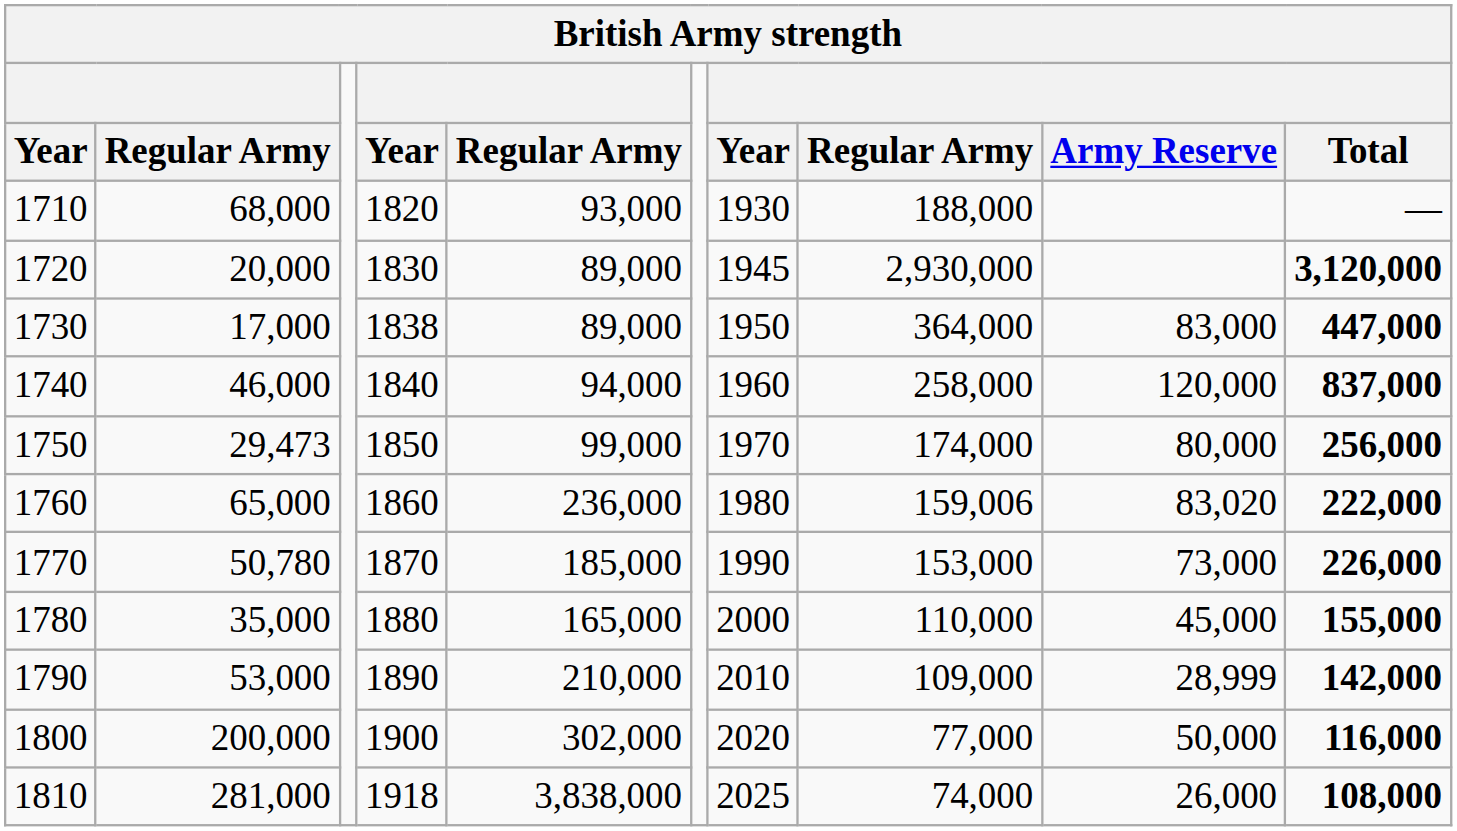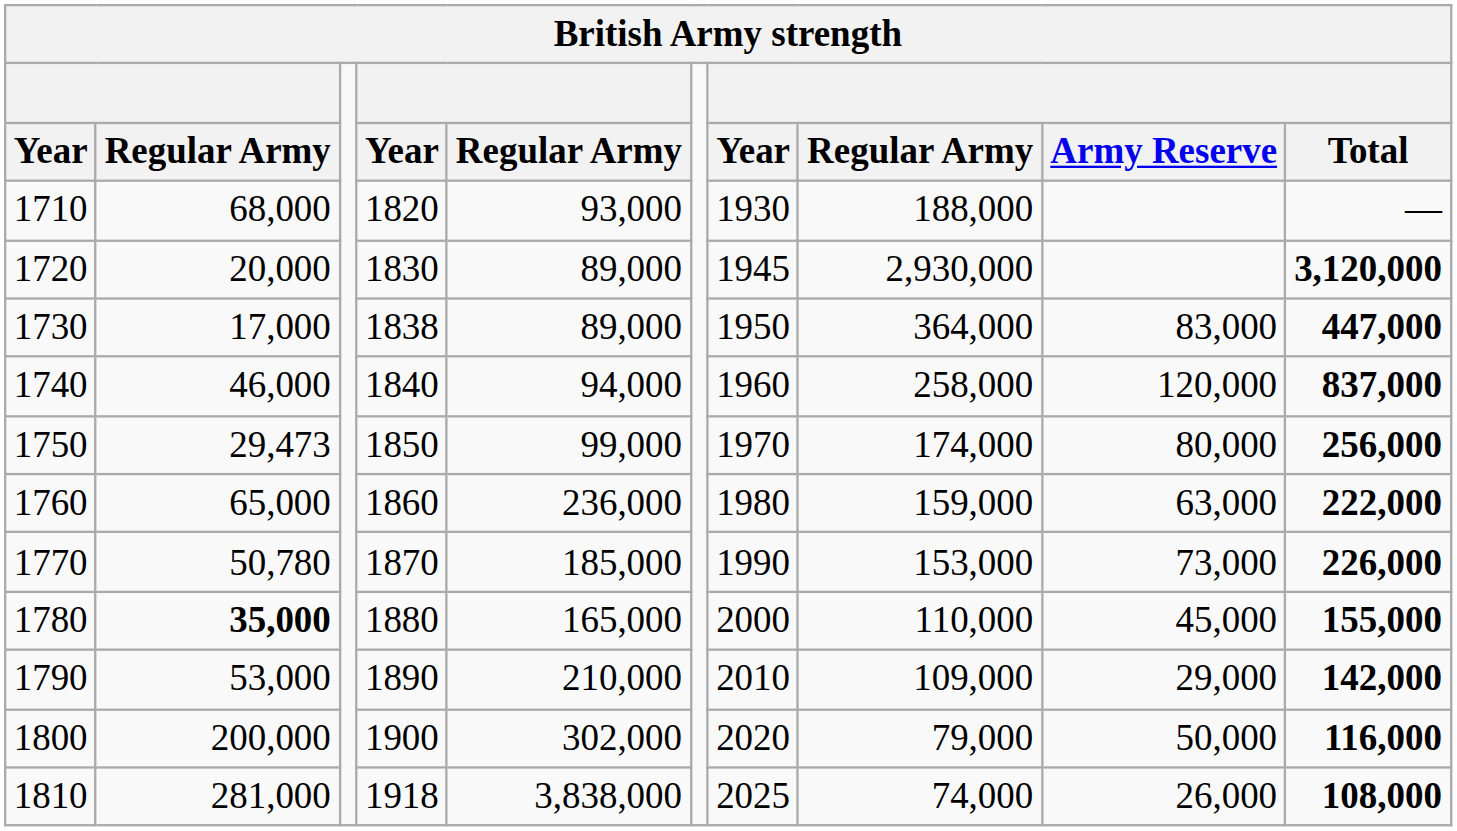(973, 502) 159,006 -> (973, 502) 159,000
(1226, 502) 83,020 -> (1226, 502) 63,000
(280, 619) normal -> (280, 619) bold
(1226, 678) 28,999 -> (1226, 678) 29,000
(982, 737) 77,000 -> (982, 737) 79,000
